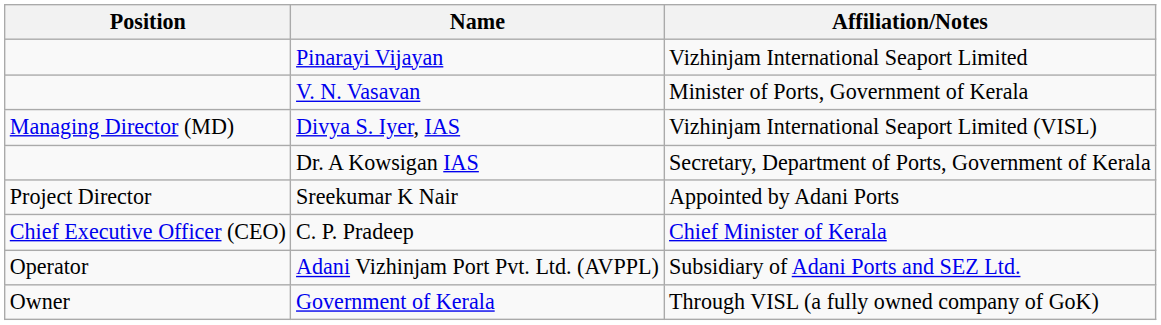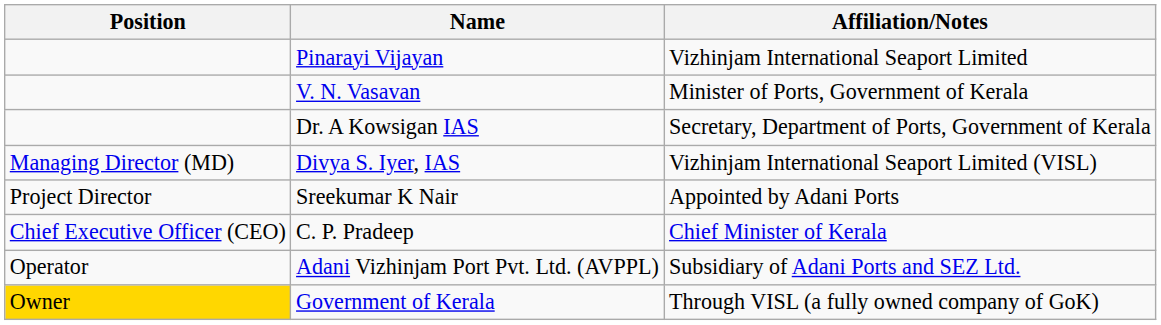rows swapped: (387, 162) <-> (378, 127)
(40, 302) no background -> (40, 302) gold background
